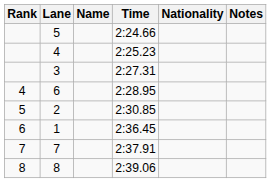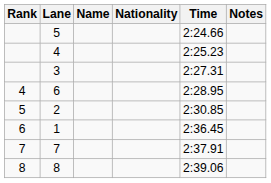columns swapped: (192, 14) <-> (136, 14)
